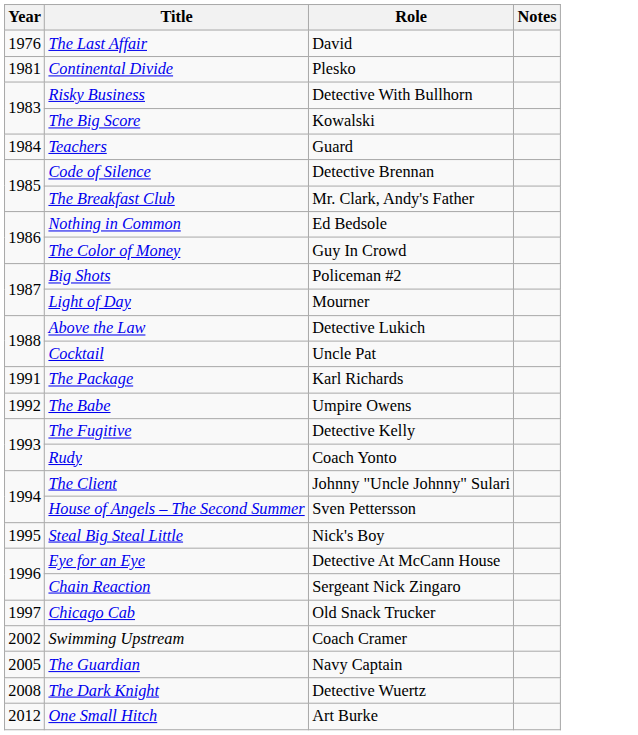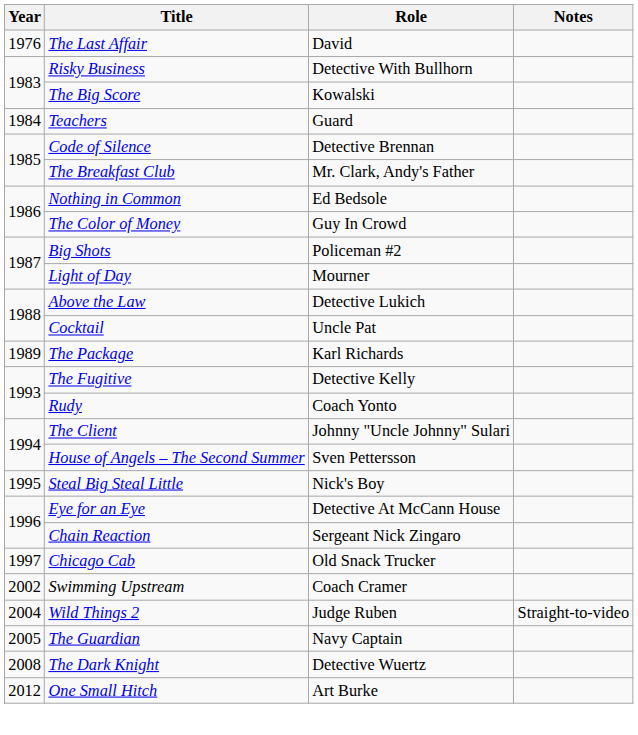- row: (111, 69)
(25, 379) 1991 -> (25, 353) 1989
- row: (79, 405)
+ row: (94, 612)
